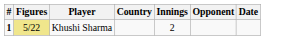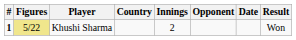+ column: (276, 12)
